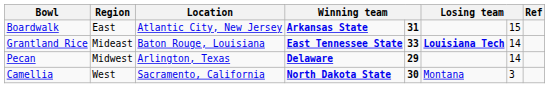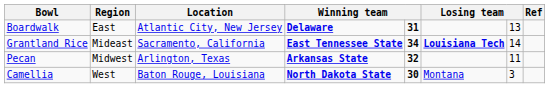(327, 28) Arkansas State -> (310, 28) Delaware
(515, 28) 15 -> (515, 28) 13
(201, 44) Baton Rouge, Louisiana -> (201, 44) Sacramento, California
(413, 44) 33 -> (413, 44) 34
(310, 59) Delaware -> (327, 59) Arkansas State
(413, 59) 29 -> (413, 59) 32
(515, 59) 14 -> (515, 59) 11
(201, 75) Sacramento, California -> (201, 75) Baton Rouge, Louisiana
